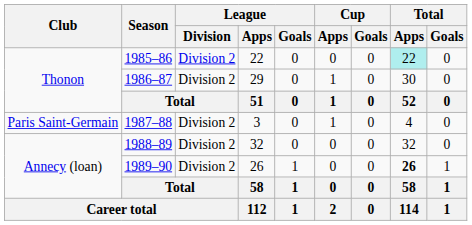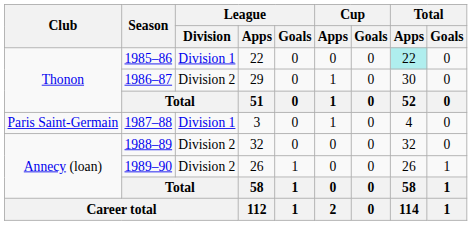(207, 58) Division 2 -> (207, 58) Division 1
(207, 123) Division 2 -> (207, 123) Division 1
(409, 166) bold -> (409, 166) normal
